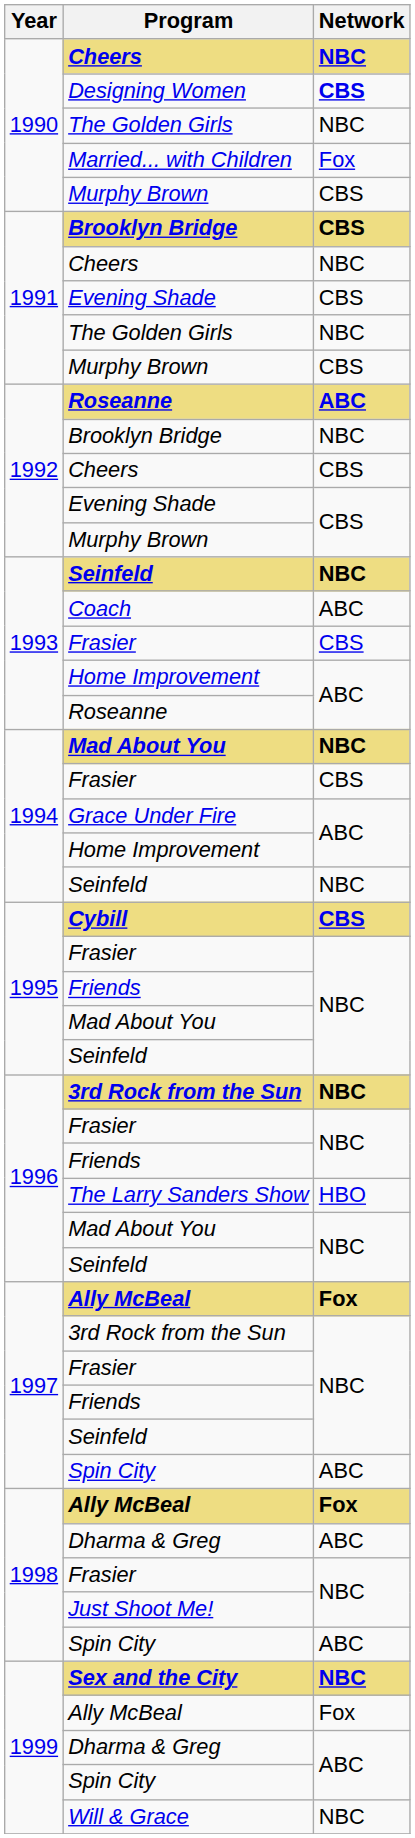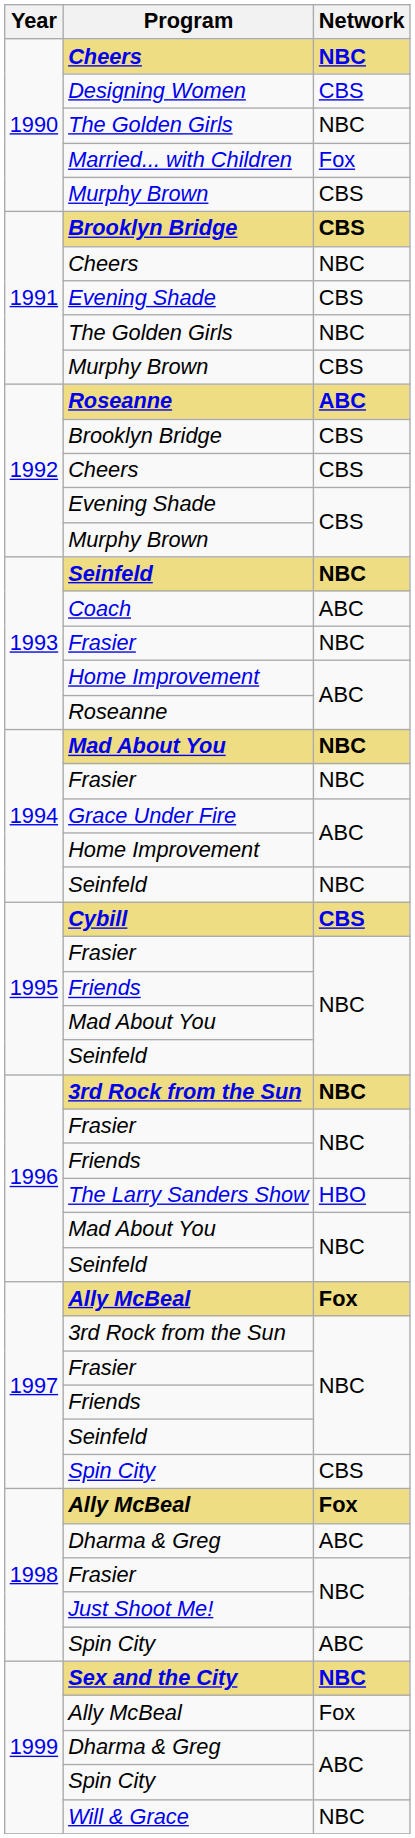(342, 90) bold -> (341, 90) normal
(342, 435) NBC -> (341, 435) CBS
(341, 642) CBS -> (342, 642) NBC
(341, 780) CBS -> (342, 780) NBC
(341, 1471) ABC -> (341, 1471) CBS
